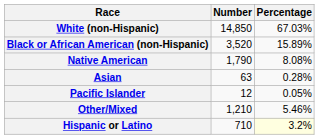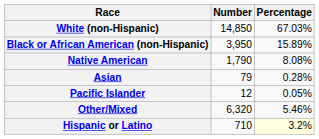(239, 45) 3,520 -> (239, 45) 3,950
(246, 77) 63 -> (246, 77) 79
(239, 110) 1,210 -> (239, 110) 6,320
